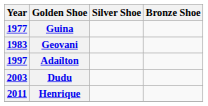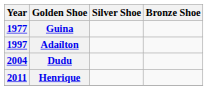- row: (60, 45)
(17, 77) 2003 -> (17, 61) 2004
